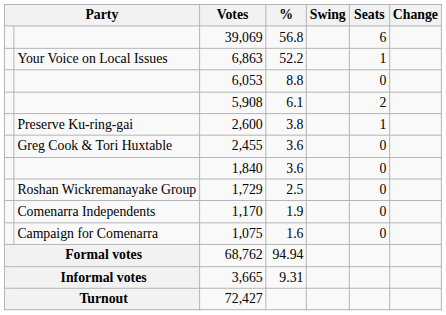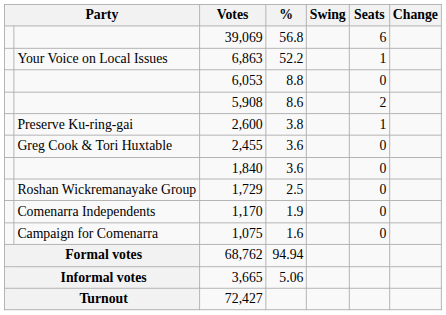(295, 102) 6.1 -> (295, 102) 8.6
(291, 277) 9.31 -> (291, 277) 5.06
